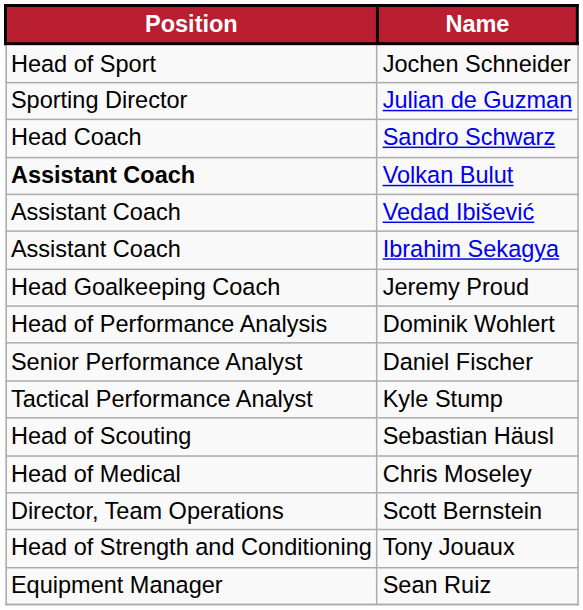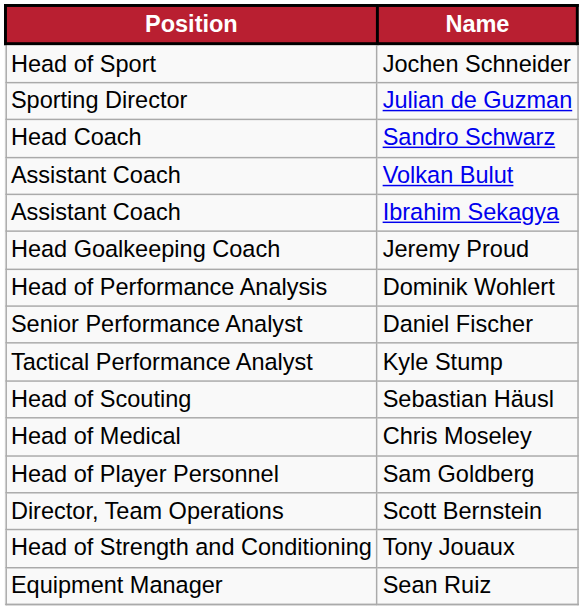(103, 175) bold -> (96, 175) normal
- row: (458, 212)
+ row: (458, 473)
